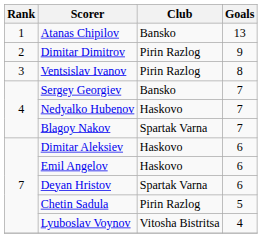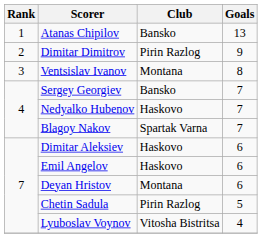(170, 71) Pirin Razlog -> (161, 71) Montana
(174, 185) Spartak Varna -> (161, 185) Montana
